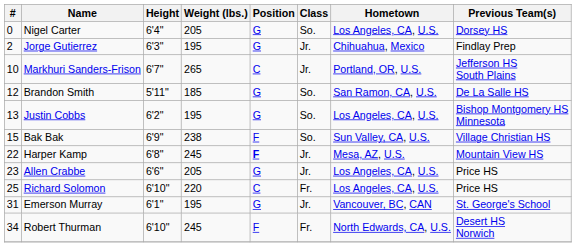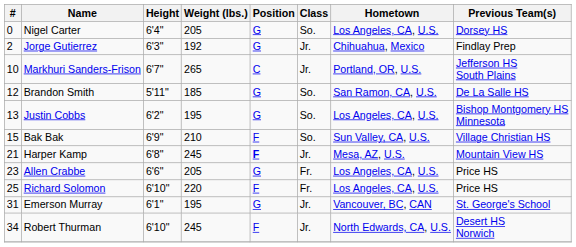(193, 47) 195 -> (193, 47) 192
(193, 138) 238 -> (193, 138) 210
(13, 155) 22 -> (13, 155) 21
(305, 172) Jr. -> (306, 172) Fr.
(257, 188) C -> (256, 188) F
(306, 228) Fr. -> (305, 228) Jr.
